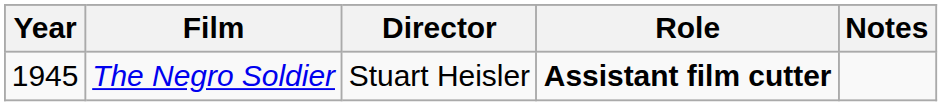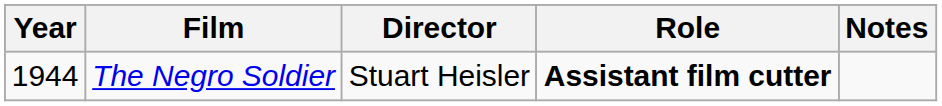(45, 75) 1945 -> (45, 75) 1944
